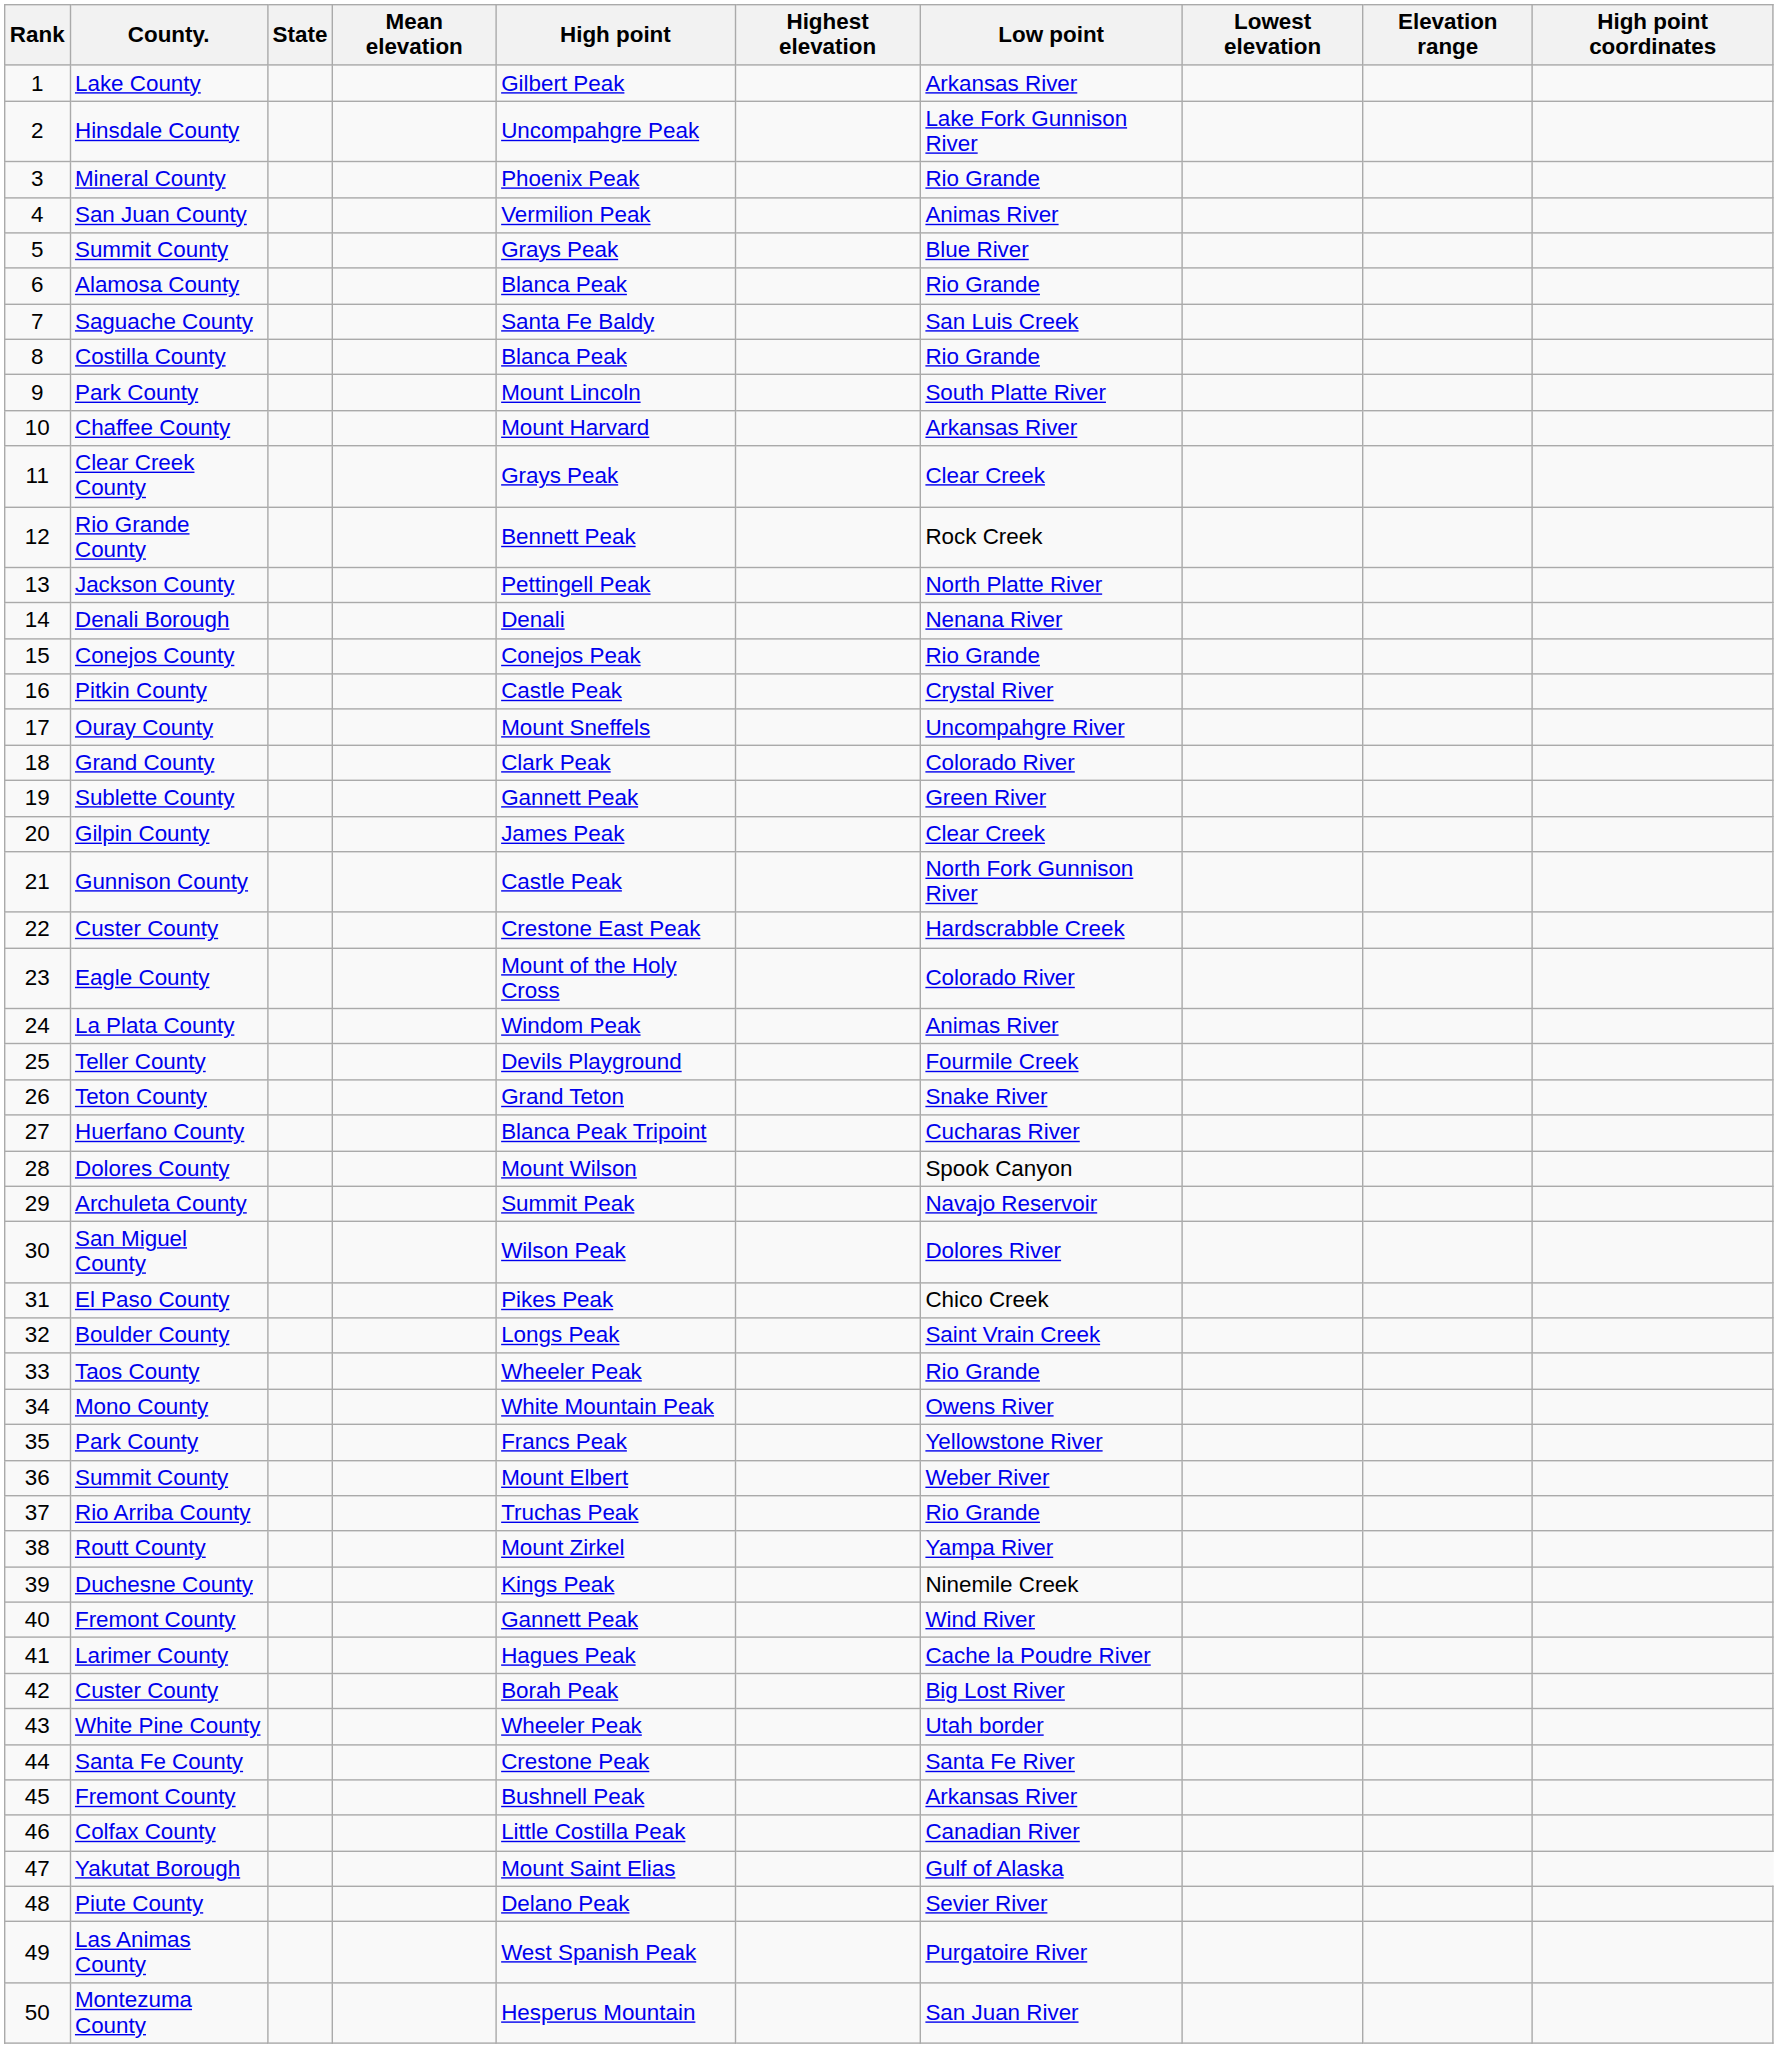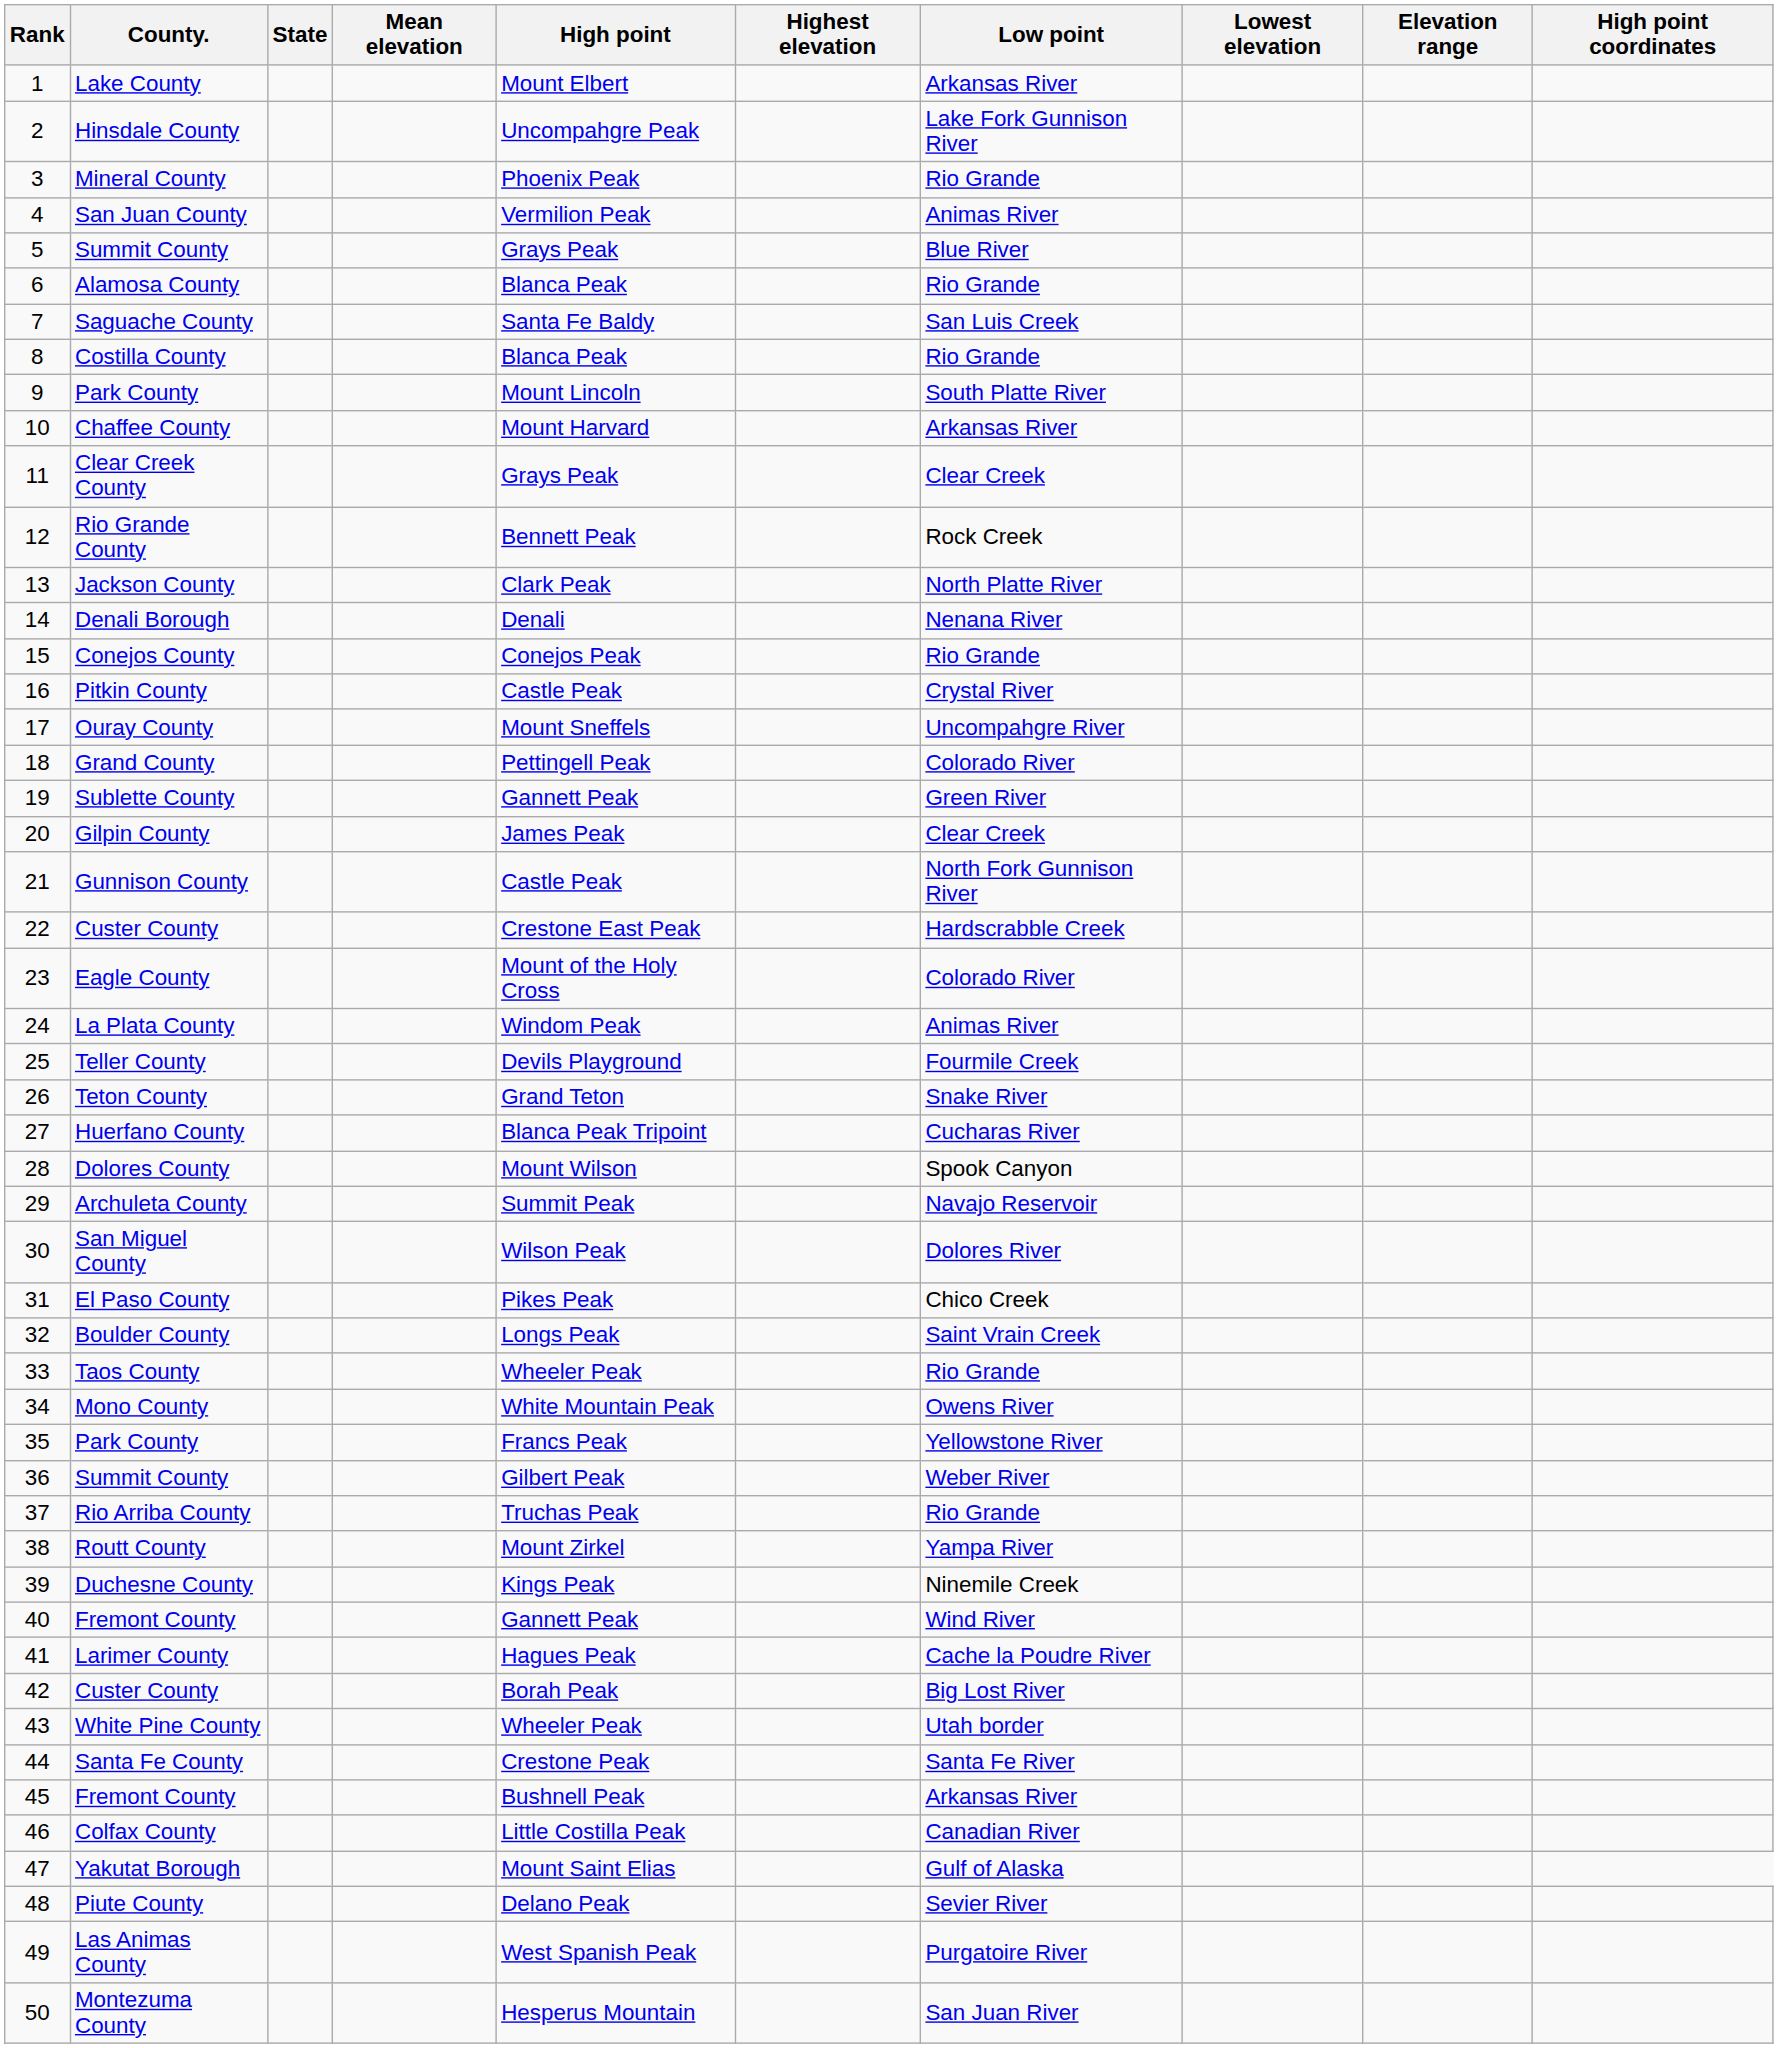(563, 82) Gilbert Peak -> (565, 82) Mount Elbert
(576, 584) Pettingell Peak -> (556, 584) Clark Peak
(556, 762) Clark Peak -> (576, 762) Pettingell Peak
(565, 1477) Mount Elbert -> (563, 1477) Gilbert Peak
